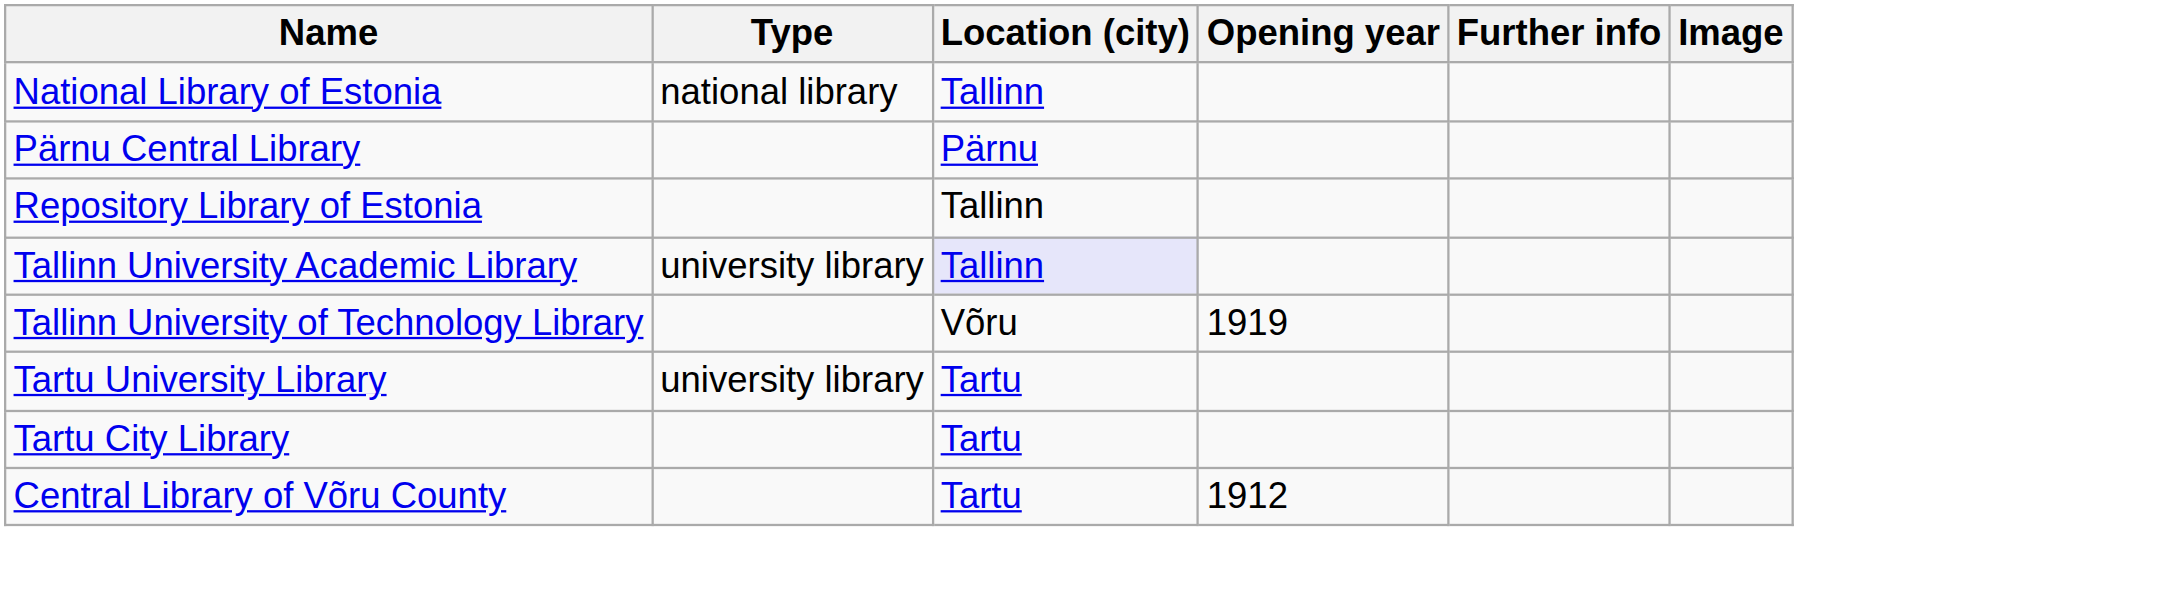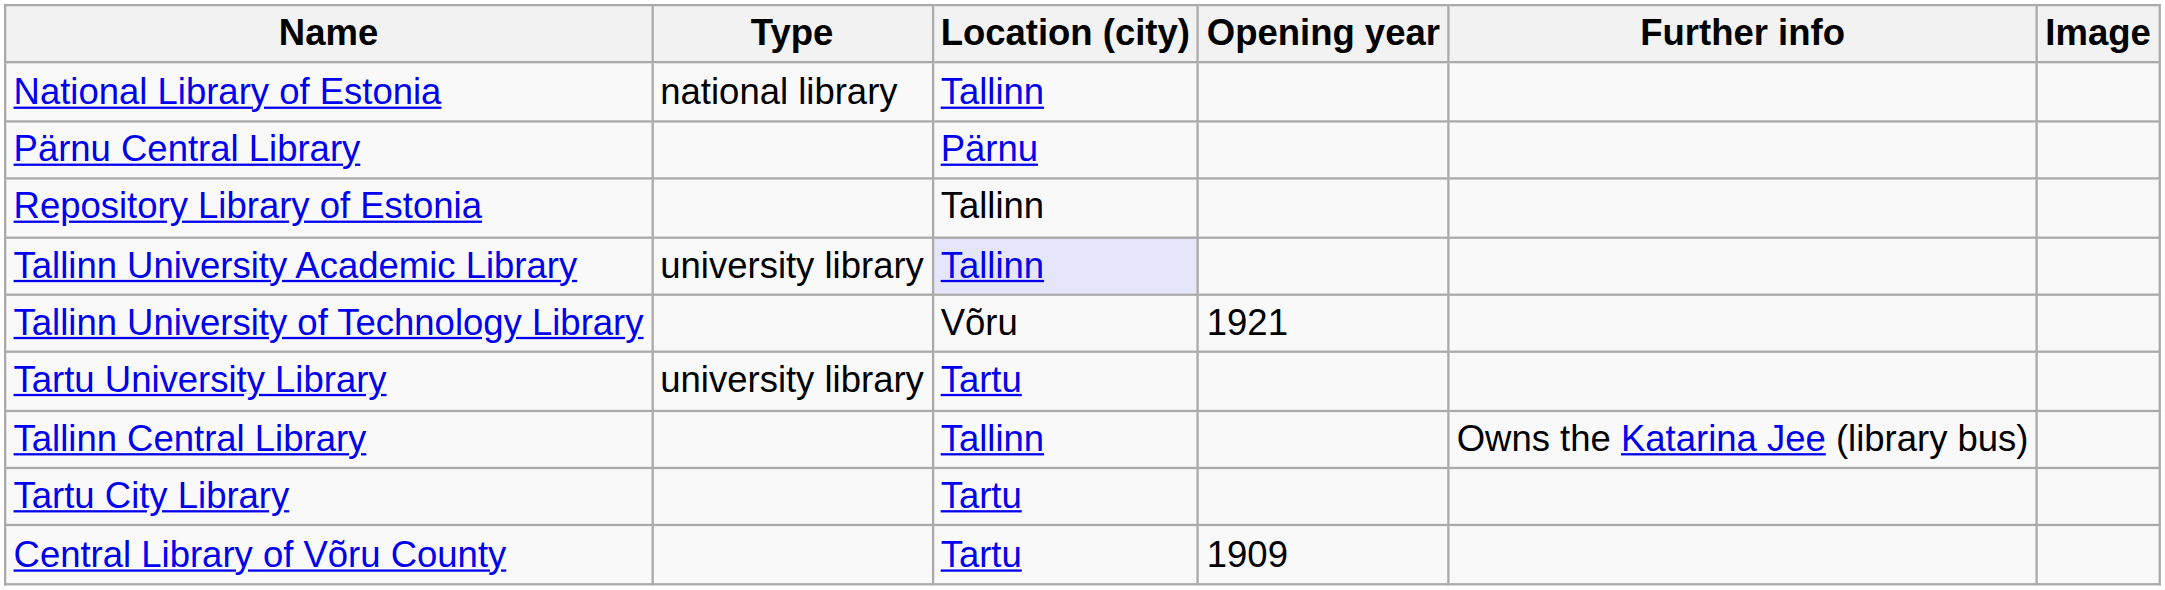(1247, 322) 1919 -> (1247, 322) 1921
+ row: (190, 438)
(1247, 496) 1912 -> (1247, 554) 1909
